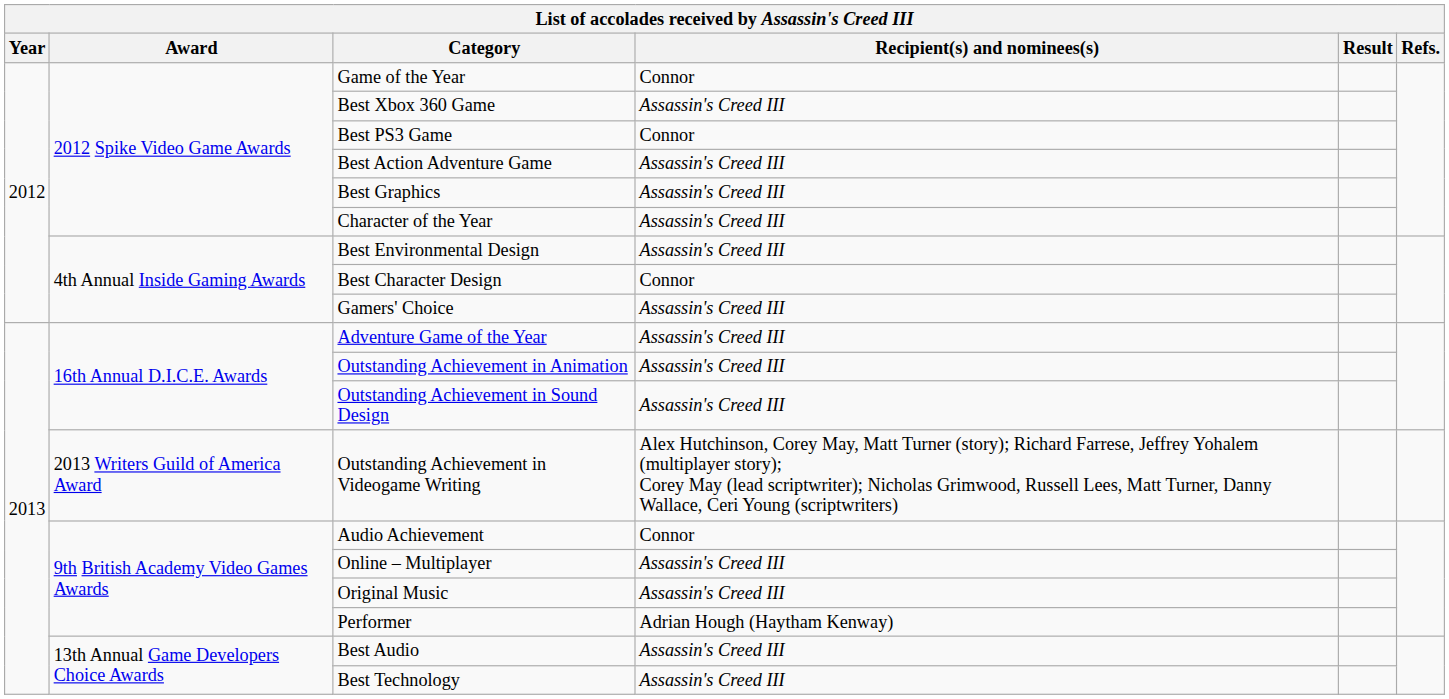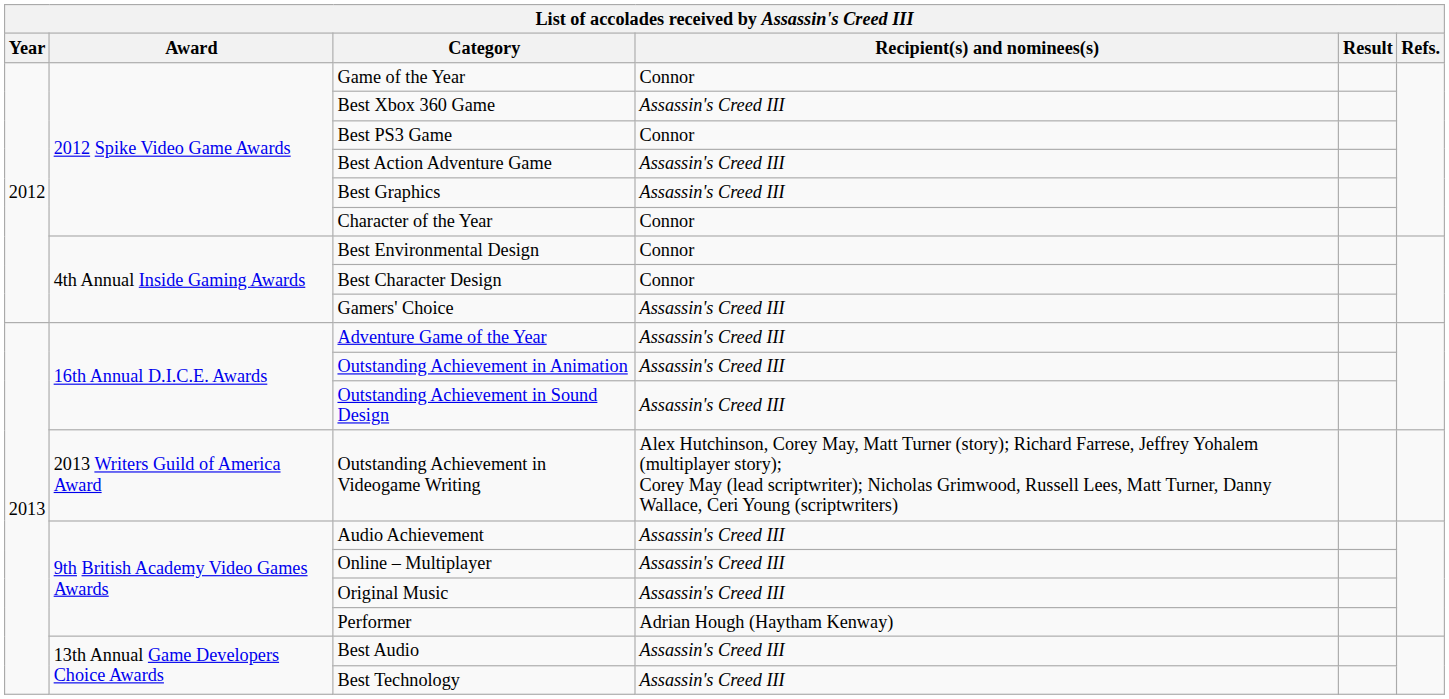(712, 221) Assassin's Creed III -> (667, 221) Connor
(712, 250) Assassin's Creed III -> (667, 250) Connor
(667, 534) Connor -> (712, 534) Assassin's Creed III
